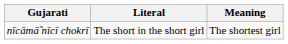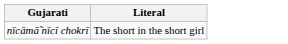- column: (245, 13)
